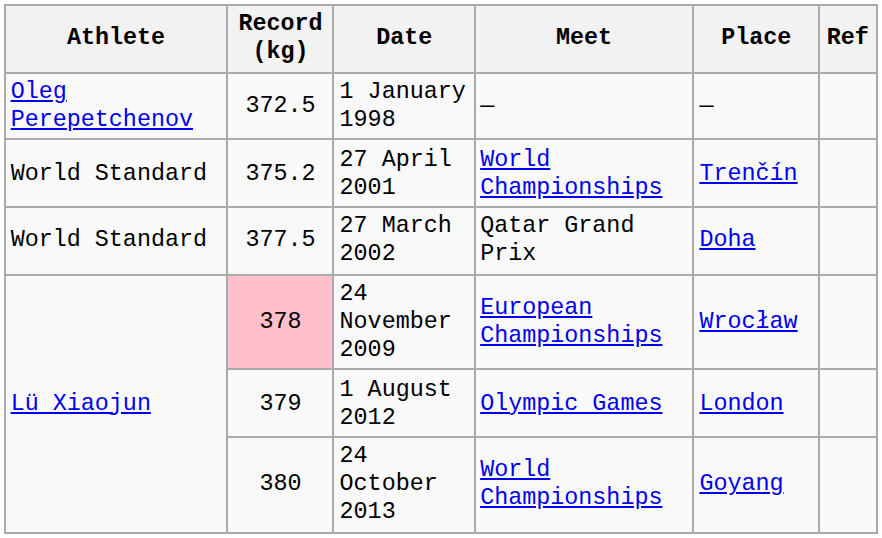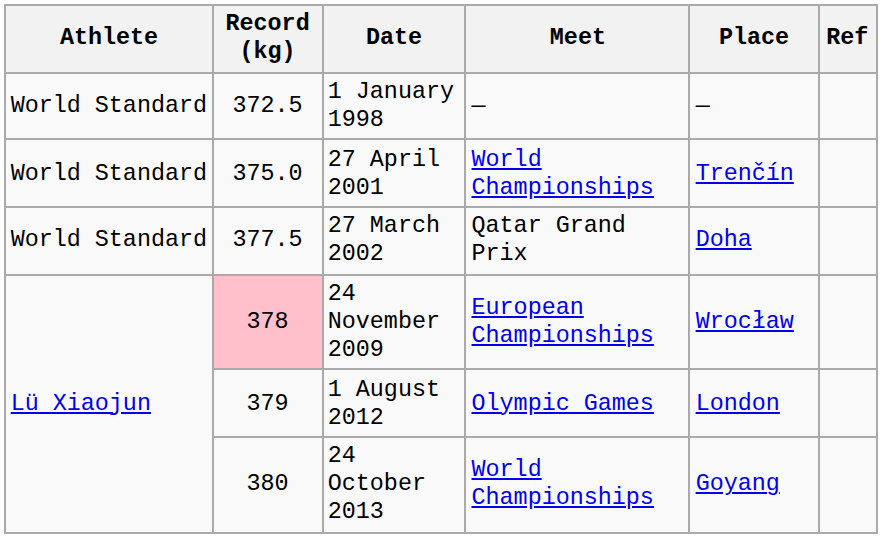(102, 106) Oleg Perepetchenov -> (109, 106) World Standard
(280, 173) 375.2 -> (268, 173) 375.0
